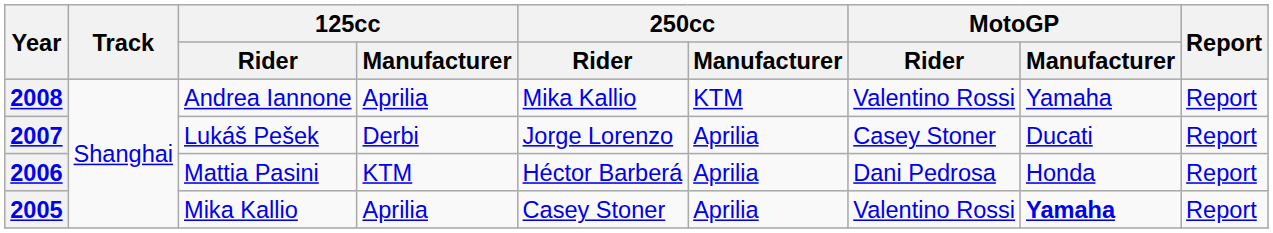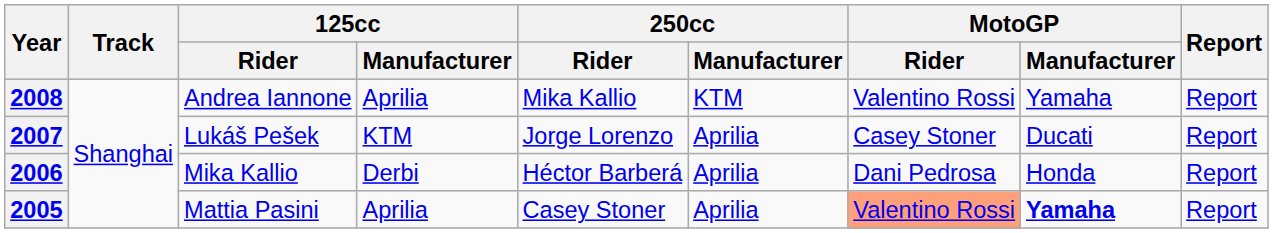(391, 136) Derbi -> (387, 136) KTM
(251, 173) Mattia Pasini -> (241, 173) Mika Kallio
(387, 173) KTM -> (391, 173) Derbi
(241, 210) Mika Kallio -> (251, 210) Mattia Pasini
(934, 210) no background -> (934, 210) lightsalmon background
